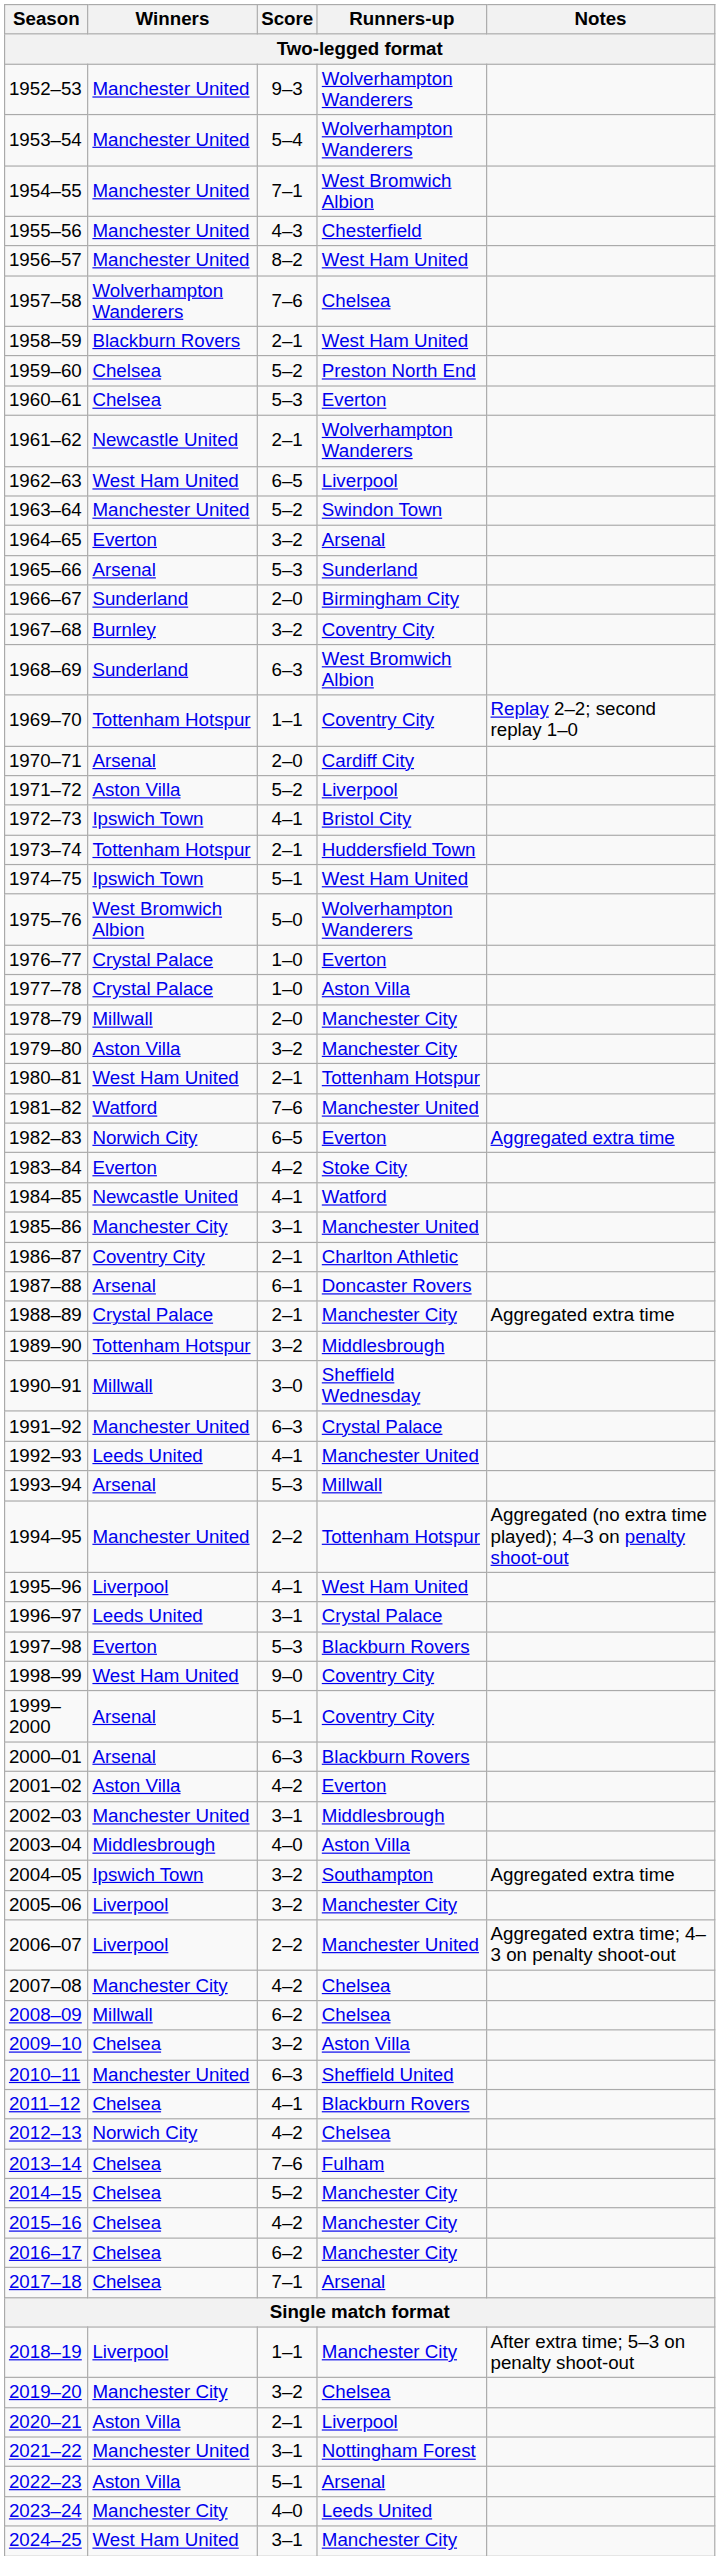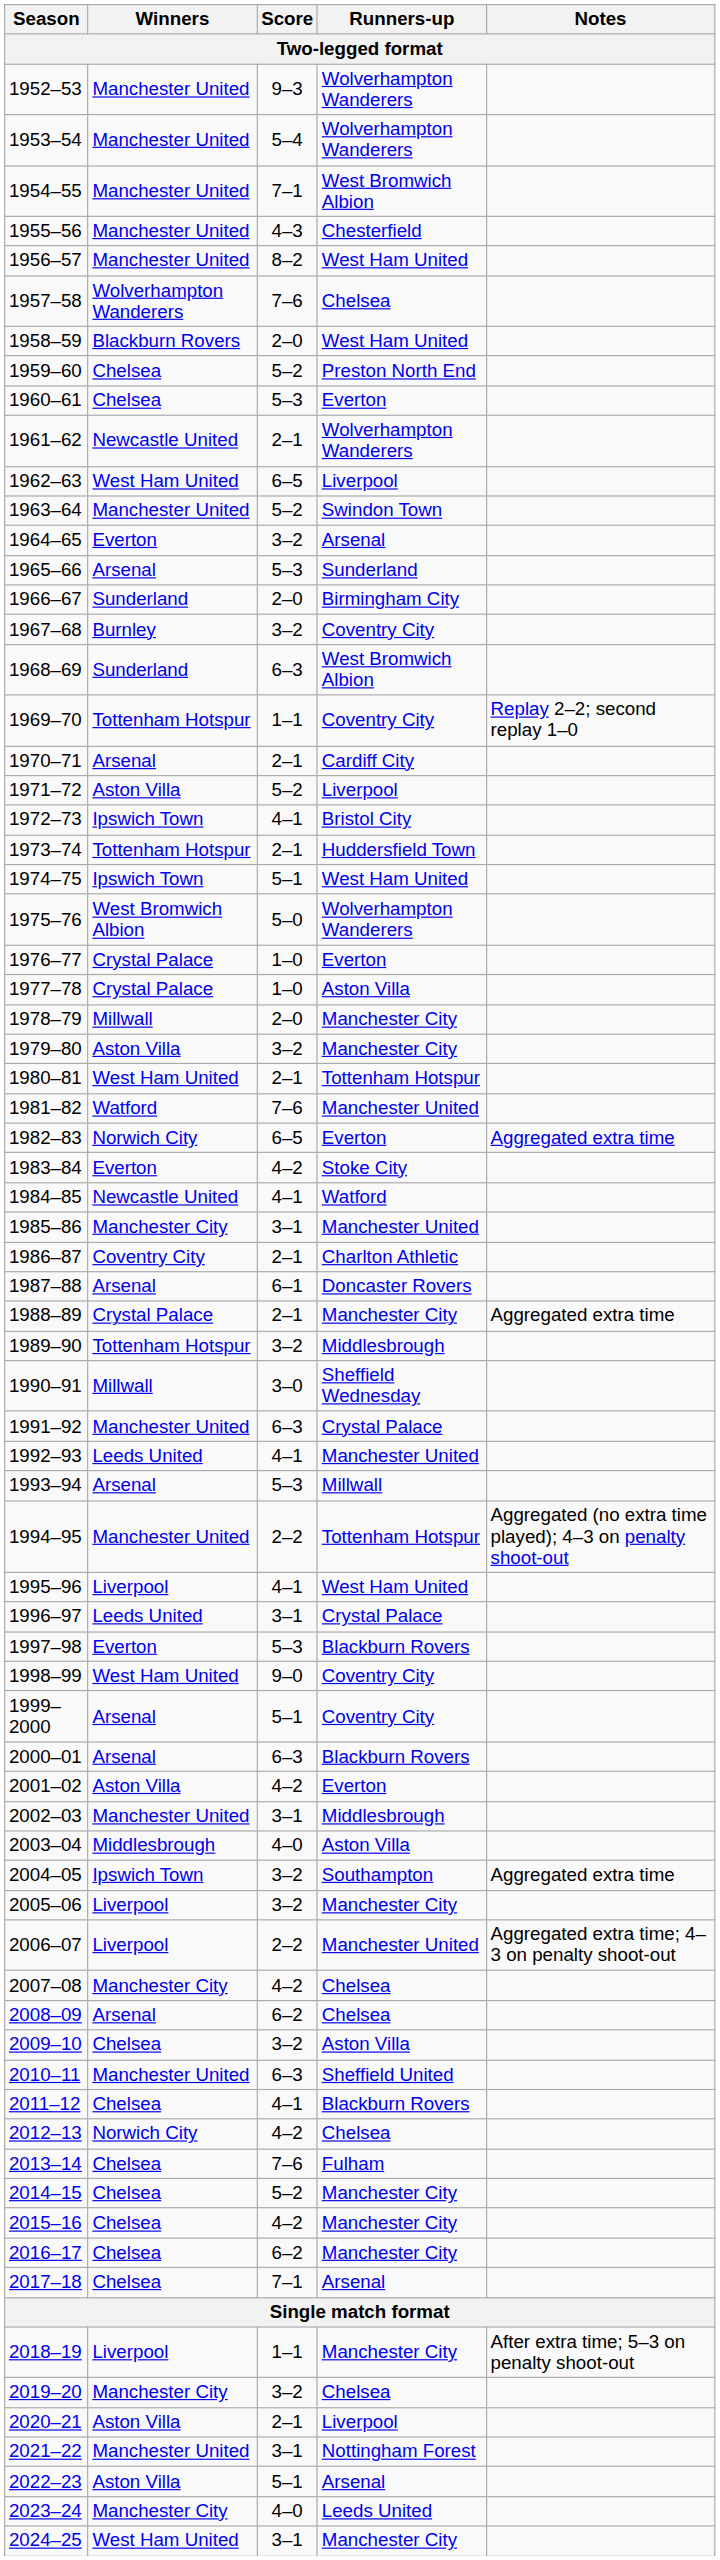(287, 341) 2–1 -> (287, 341) 2–0
(287, 760) 2–0 -> (287, 760) 2–1
(123, 2015) Millwall -> (124, 2015) Arsenal
